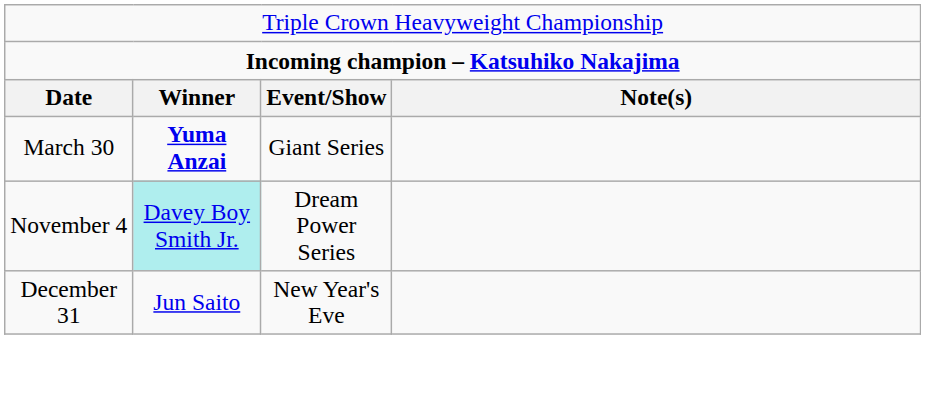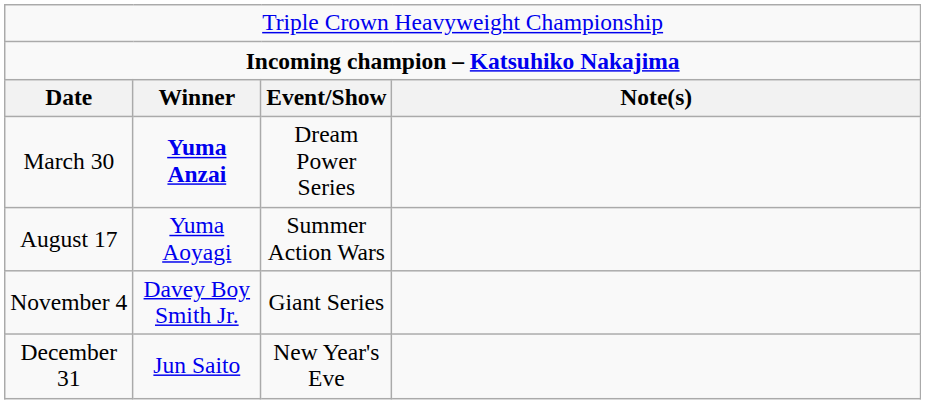(326, 148) Giant Series -> (326, 161) Dream Power Series
+ row: (69, 238)
(197, 225) paleturquoise background -> (197, 302) no background
(326, 225) Dream Power Series -> (326, 302) Giant Series
